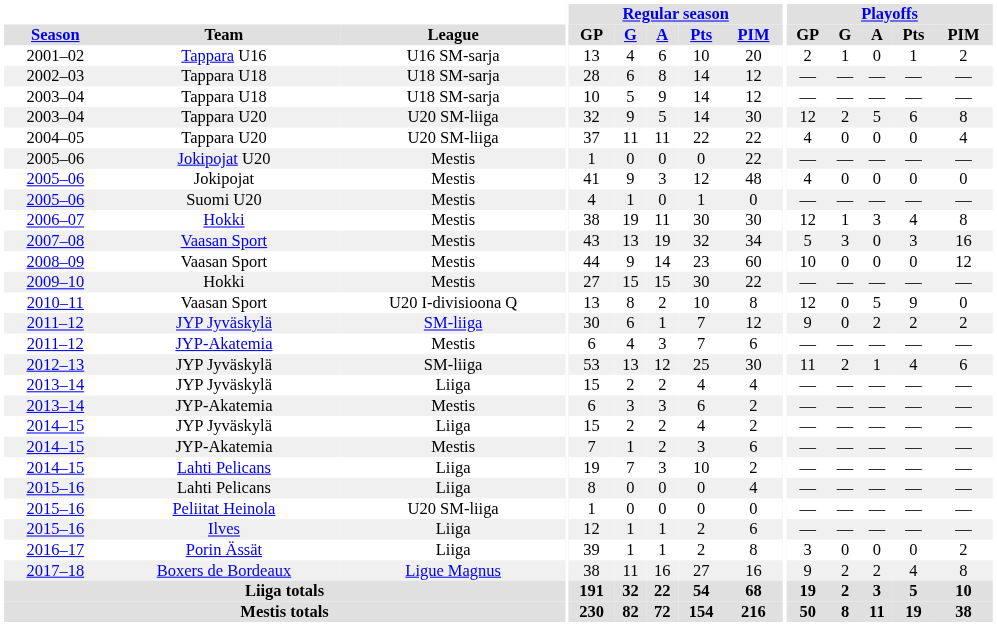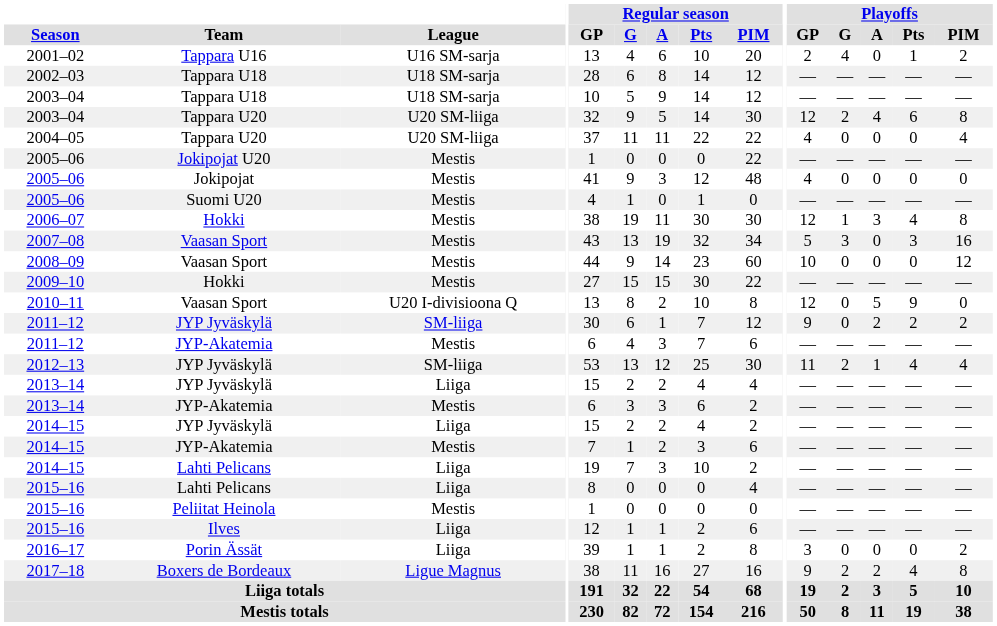(845, 55) 1 -> (845, 55) 4
(877, 117) 5 -> (877, 117) 4
(963, 364) 6 -> (963, 364) 4
(453, 508) U20 SM-liiga -> (453, 508) Mestis
